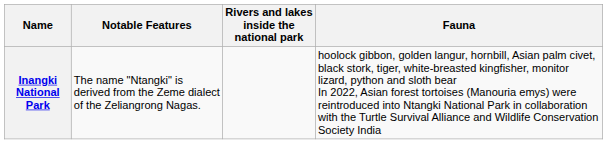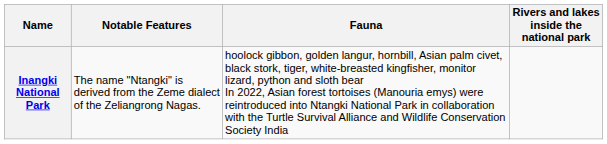columns swapped: (459, 25) <-> (269, 25)
